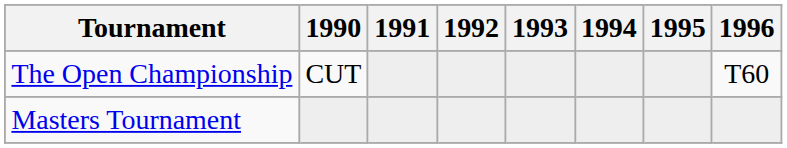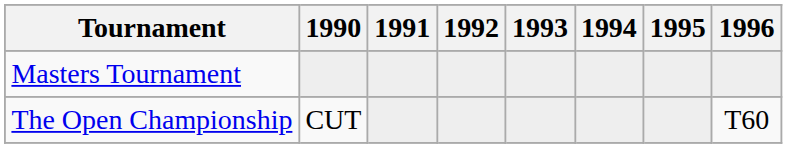rows swapped: (126, 119) <-> (152, 73)
